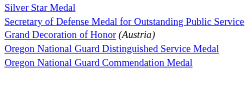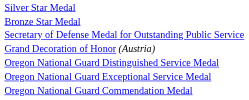+ row: (42, 21)
+ row: (108, 77)
